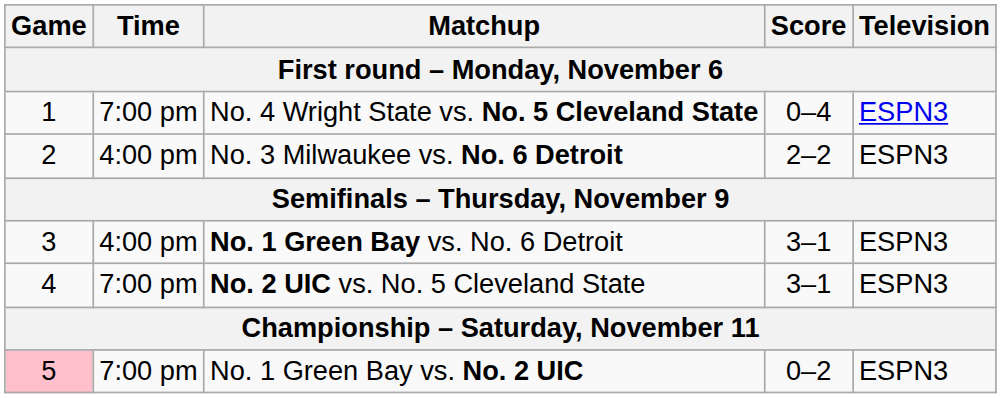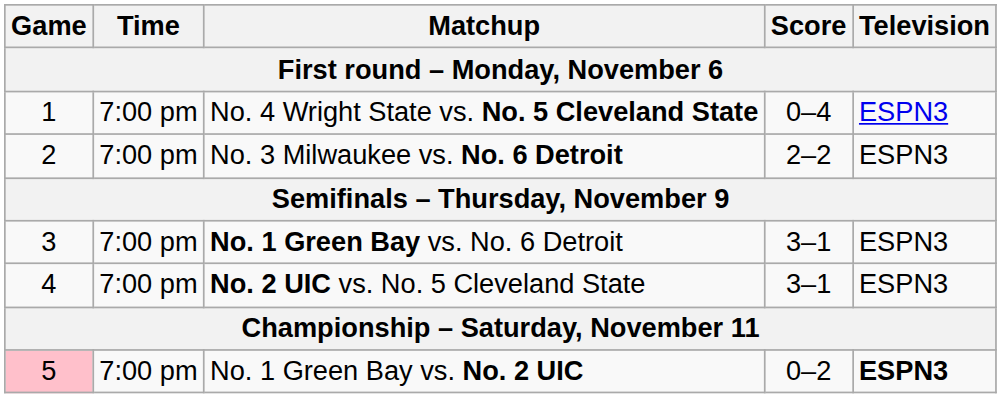(148, 155) 4:00 pm -> (148, 155) 7:00 pm
(148, 241) 4:00 pm -> (148, 241) 7:00 pm
(904, 371) normal -> (904, 371) bold
